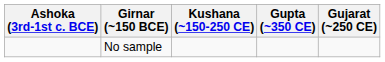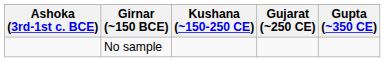columns swapped: (349, 20) <-> (288, 20)
